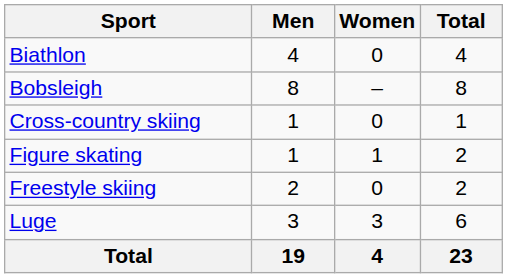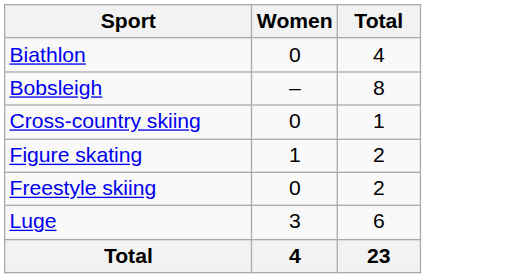- column: (293, 21)
